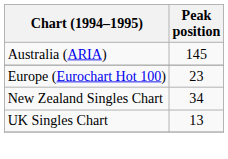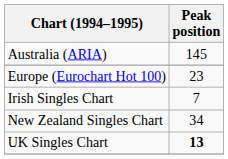+ row: (60, 98)
(196, 120) normal -> (196, 143) bold
